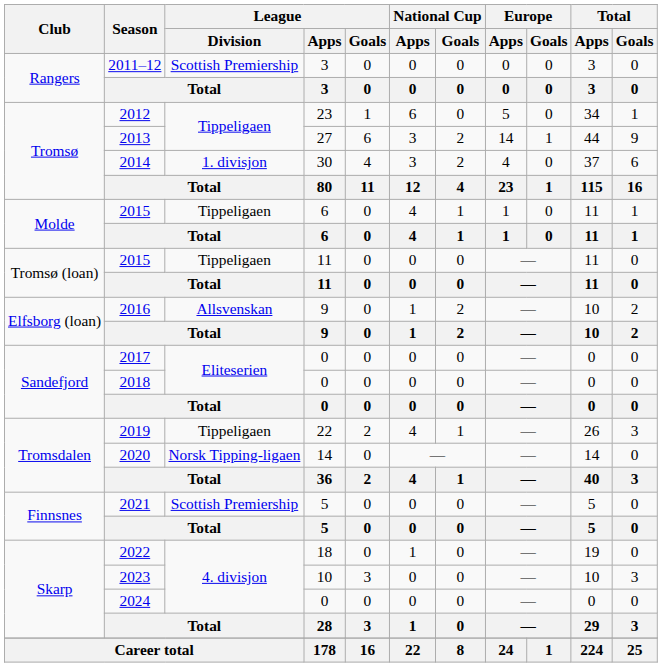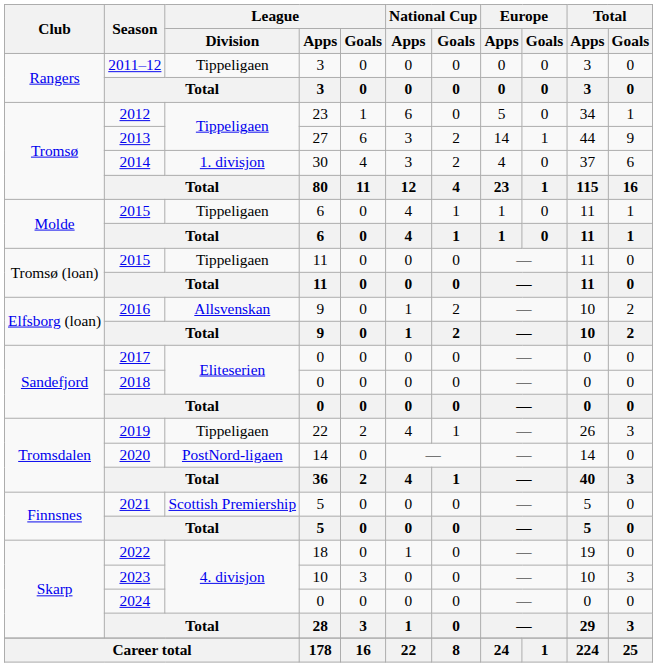(234, 65) Scottish Premiership -> (232, 65) Tippeligaen
(234, 455) Norsk Tipping-ligaen -> (232, 455) PostNord-ligaen
